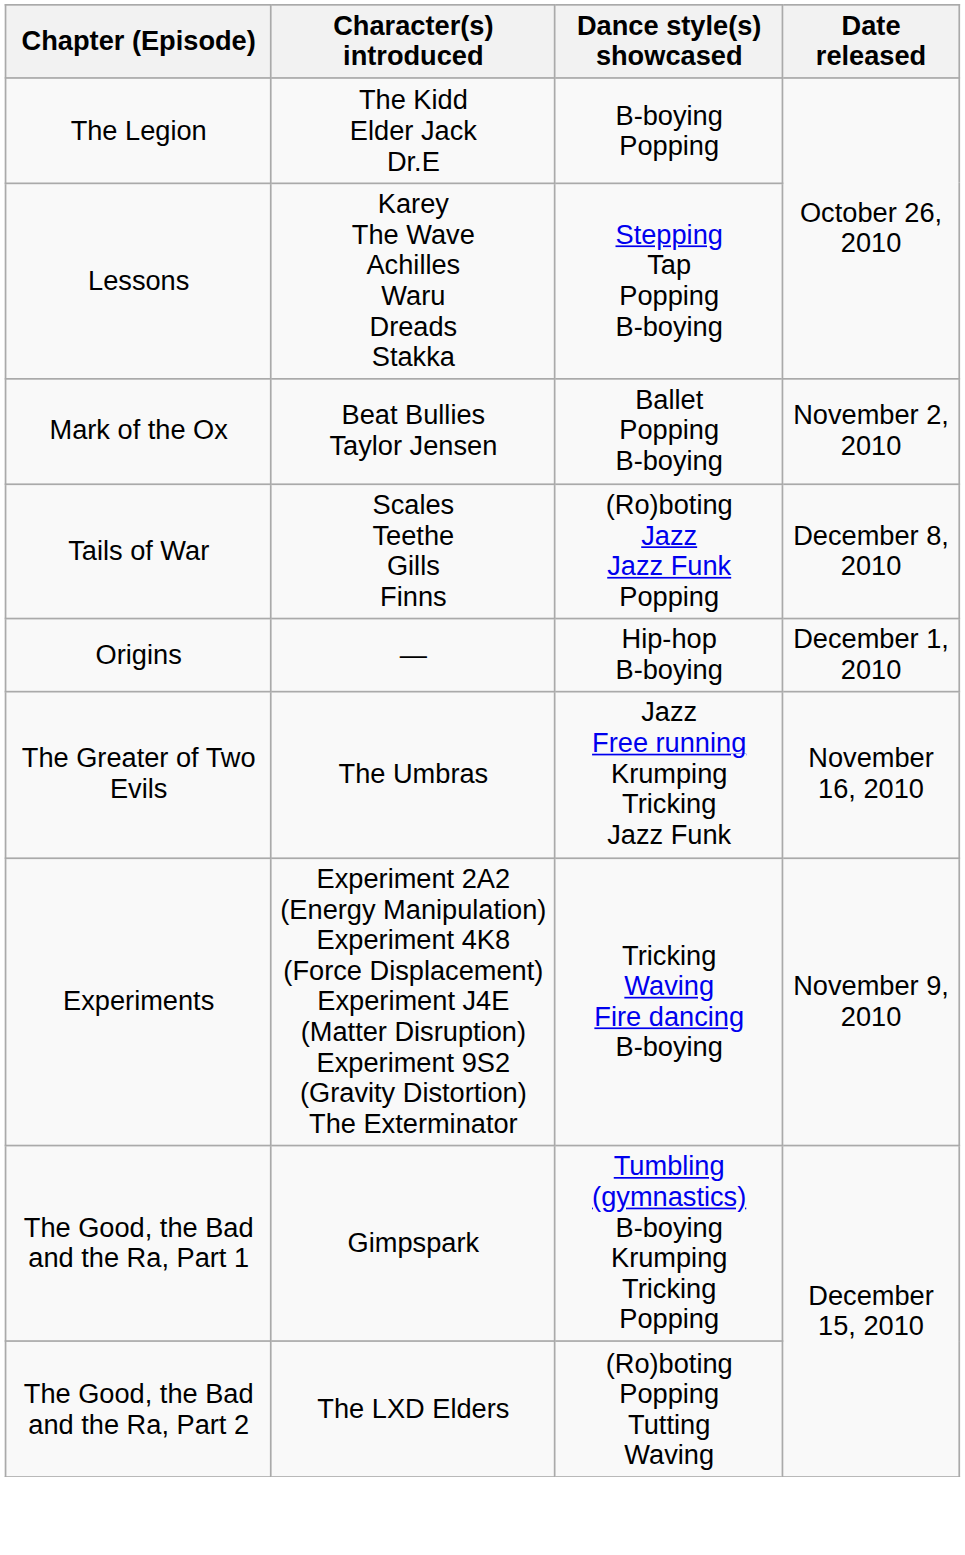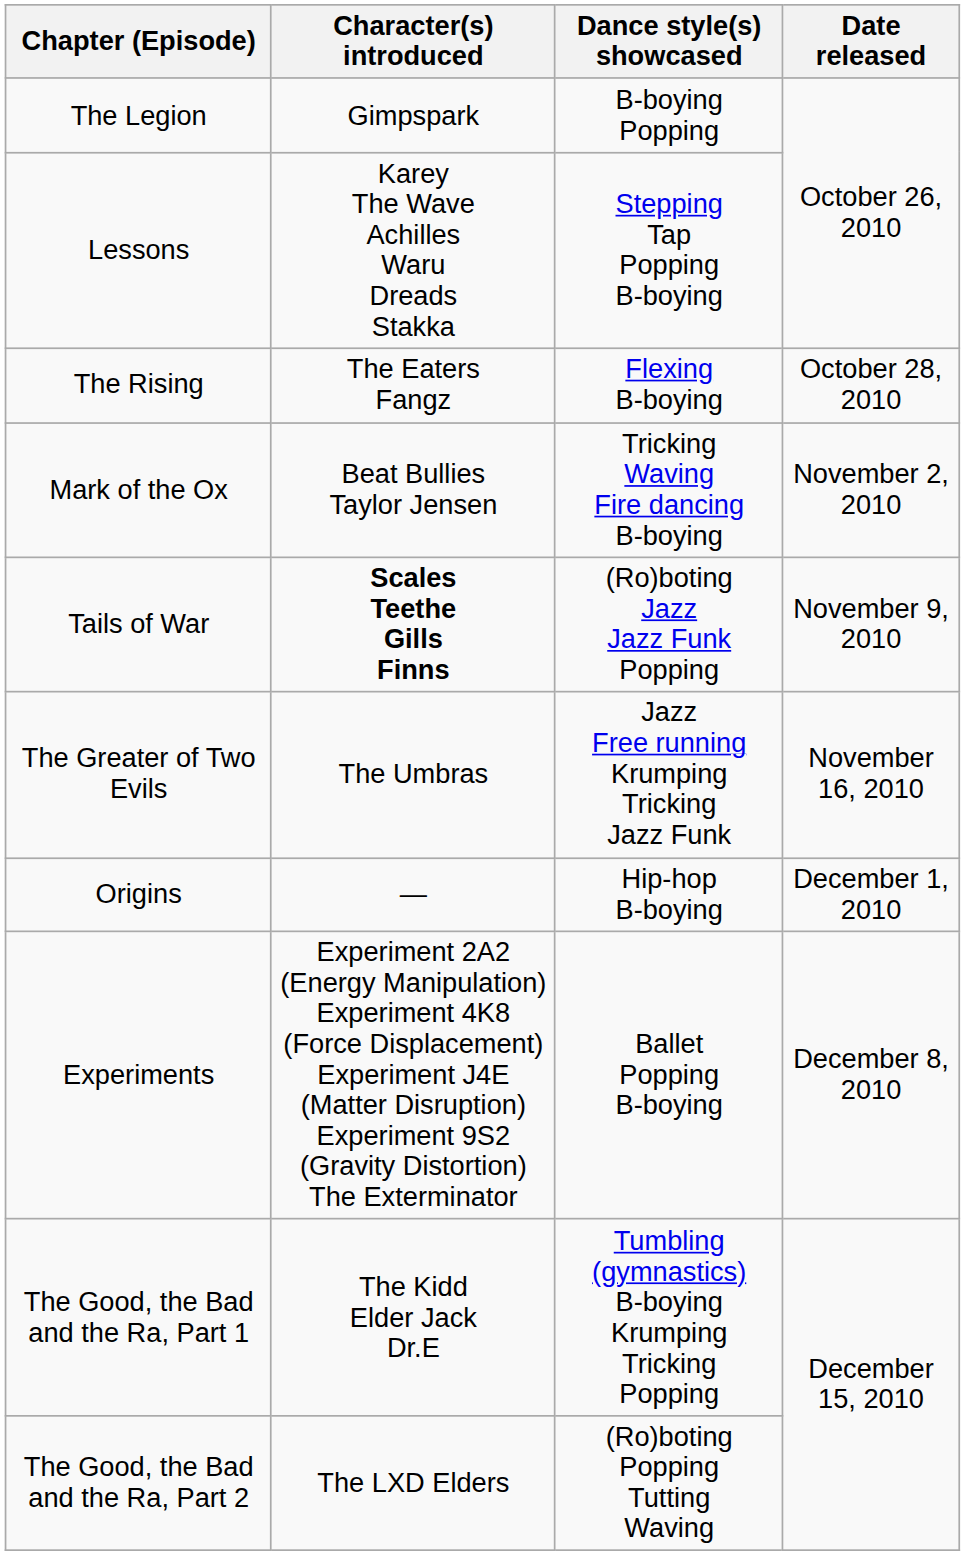(413, 130) The Kidd Elder Jack Dr.E -> (413, 115) Gimpspark
+ row: (139, 384)
(669, 430) Ballet Popping B-boying -> (669, 489) Tricking Waving Fire dancing B-boying
(413, 550) normal -> (413, 624) bold
(871, 550) December 8, 2010 -> (871, 624) November 9, 2010
rows swapped: (139, 774) <-> (139, 654)
(669, 1001) Tricking Waving Fire dancing B-boying -> (669, 1074) Ballet Popping B-boying
(871, 1001) November 9, 2010 -> (871, 1074) December 8, 2010
(413, 1243) Gimpspark -> (413, 1317) The Kidd Elder Jack Dr.E
